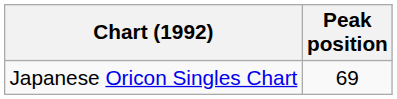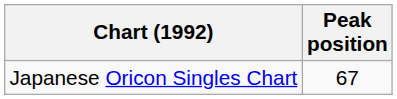(347, 77) 69 -> (347, 77) 67
